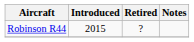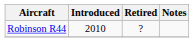(95, 28) 2015 -> (95, 28) 2010
